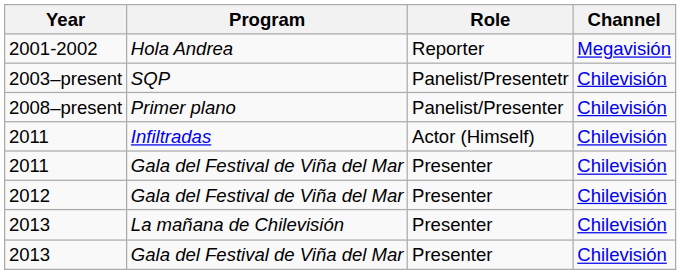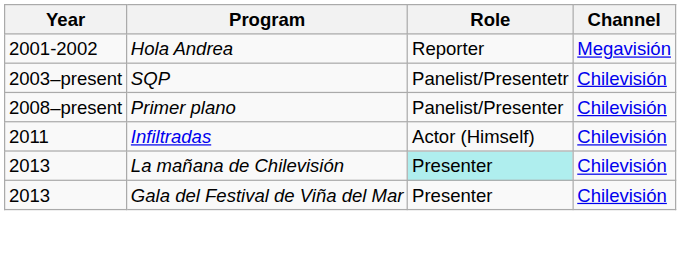- row: (29, 166)
- row: (30, 196)
(452, 225) no background -> (452, 166) paleturquoise background
